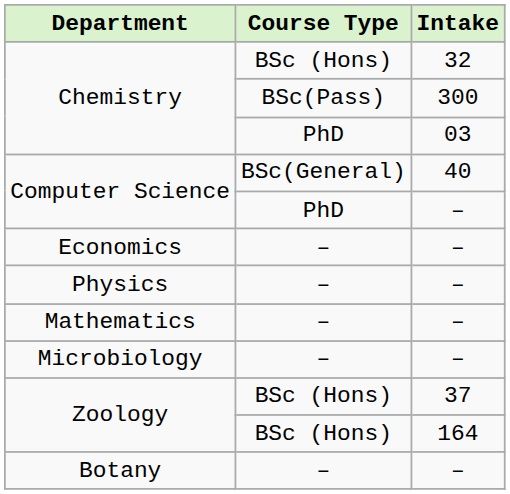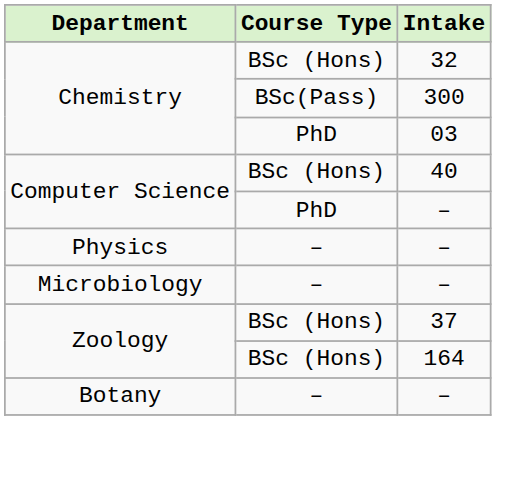(323, 173) BSc(General) -> (316, 173) BSc (Hons)
- row: (120, 247)
- row: (120, 322)
